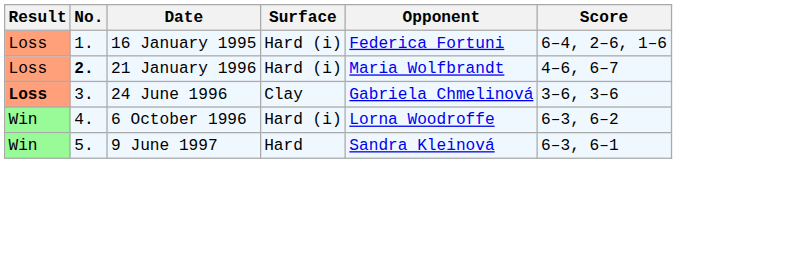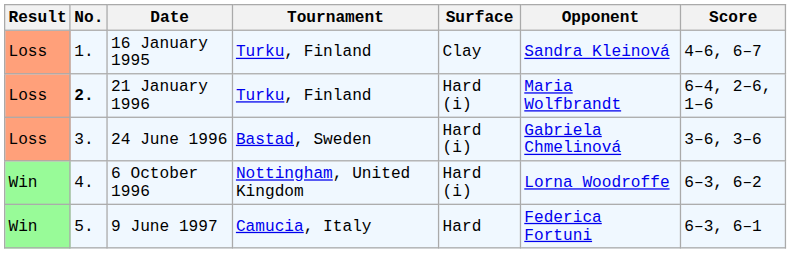+ column: (335, 17)
(303, 43) Hard (i) -> (462, 52) Clay
(427, 43) Federica Fortuni -> (597, 52) Sandra Kleinová
(604, 43) 6–4, 2–6, 1–6 -> (723, 52) 4–6, 6–7
(580, 68) 4–6, 6–7 -> (728, 95) 6–4, 2–6, 1–6
(28, 94) bold -> (28, 139) normal
(284, 94) Clay -> (462, 139) Hard (i)
(422, 145) Sandra Kleinová -> (563, 226) Federica Fortuni
